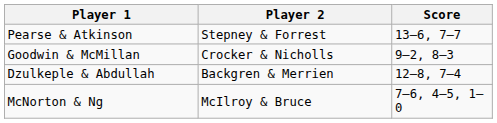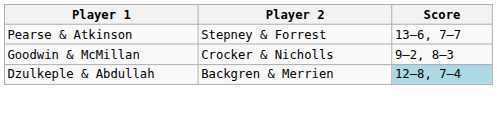(428, 74) no background -> (428, 74) lightblue background
- row: (55, 101)
